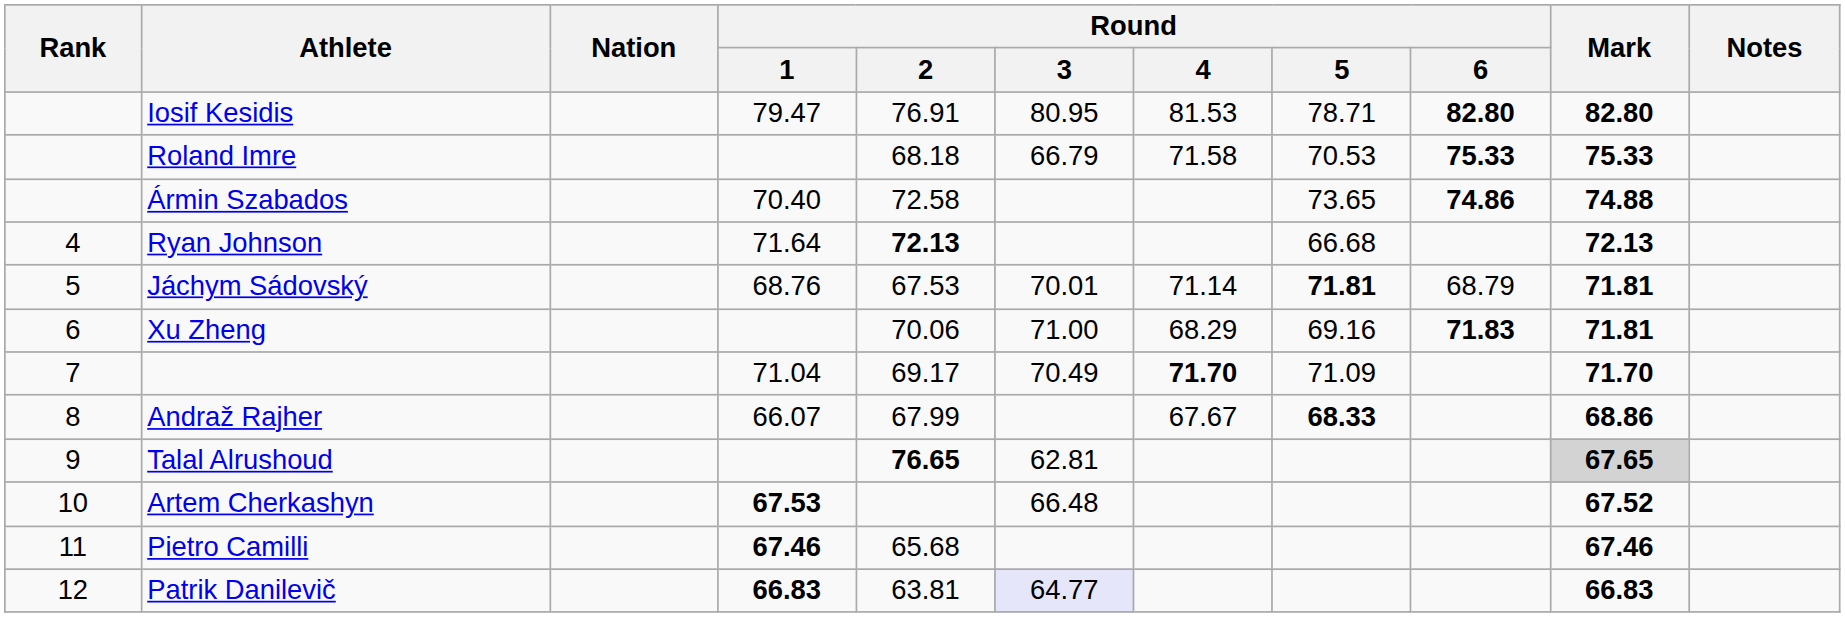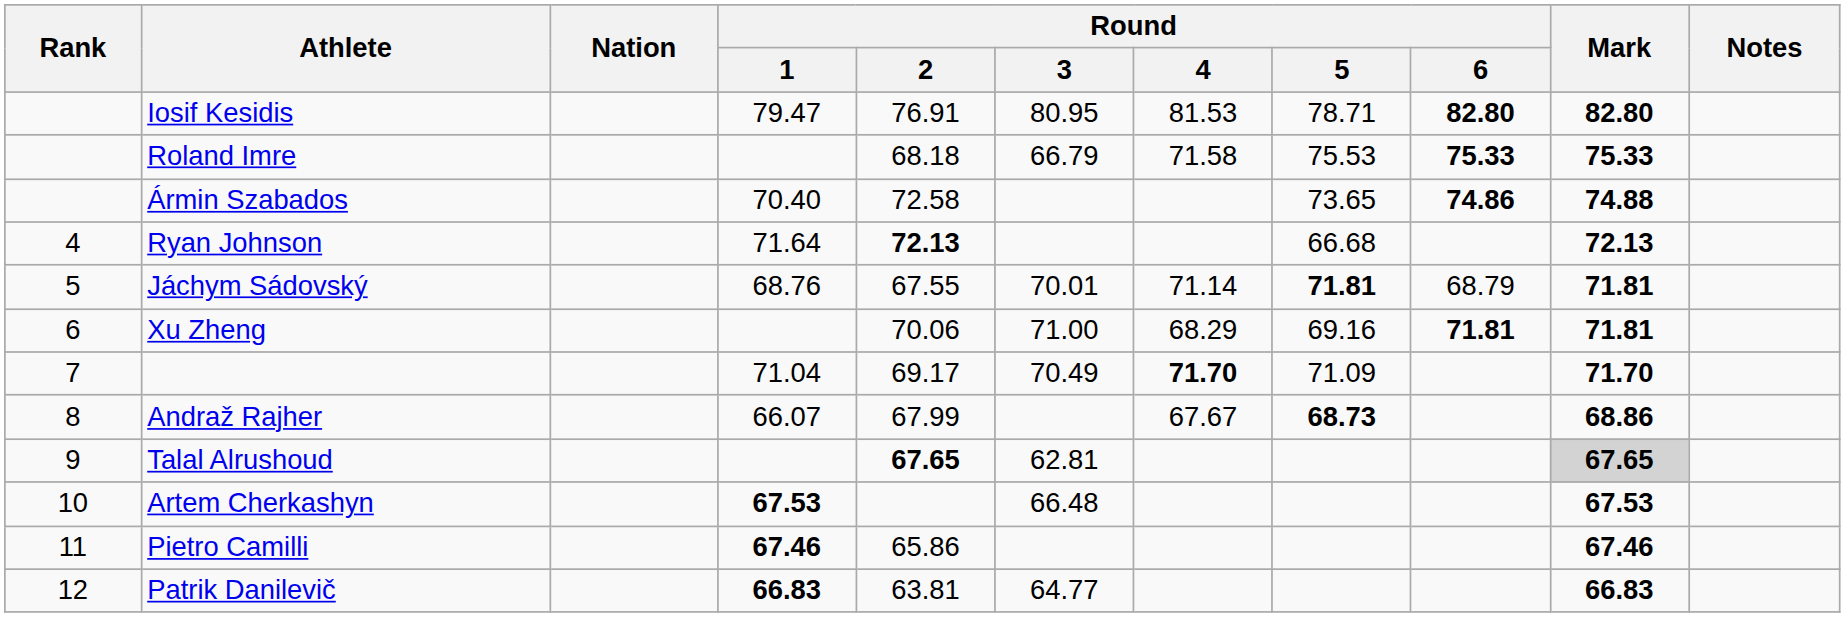(1342, 156) 70.53 -> (1342, 156) 75.53
(926, 286) 67.53 -> (926, 286) 67.55
(1481, 329) 71.83 -> (1481, 329) 71.81
(1342, 416) 68.33 -> (1342, 416) 68.73
(926, 460) 76.65 -> (926, 460) 67.65
(1619, 503) 67.52 -> (1619, 503) 67.53
(926, 546) 65.68 -> (926, 546) 65.86
(1064, 590) lavender background -> (1064, 590) no background
